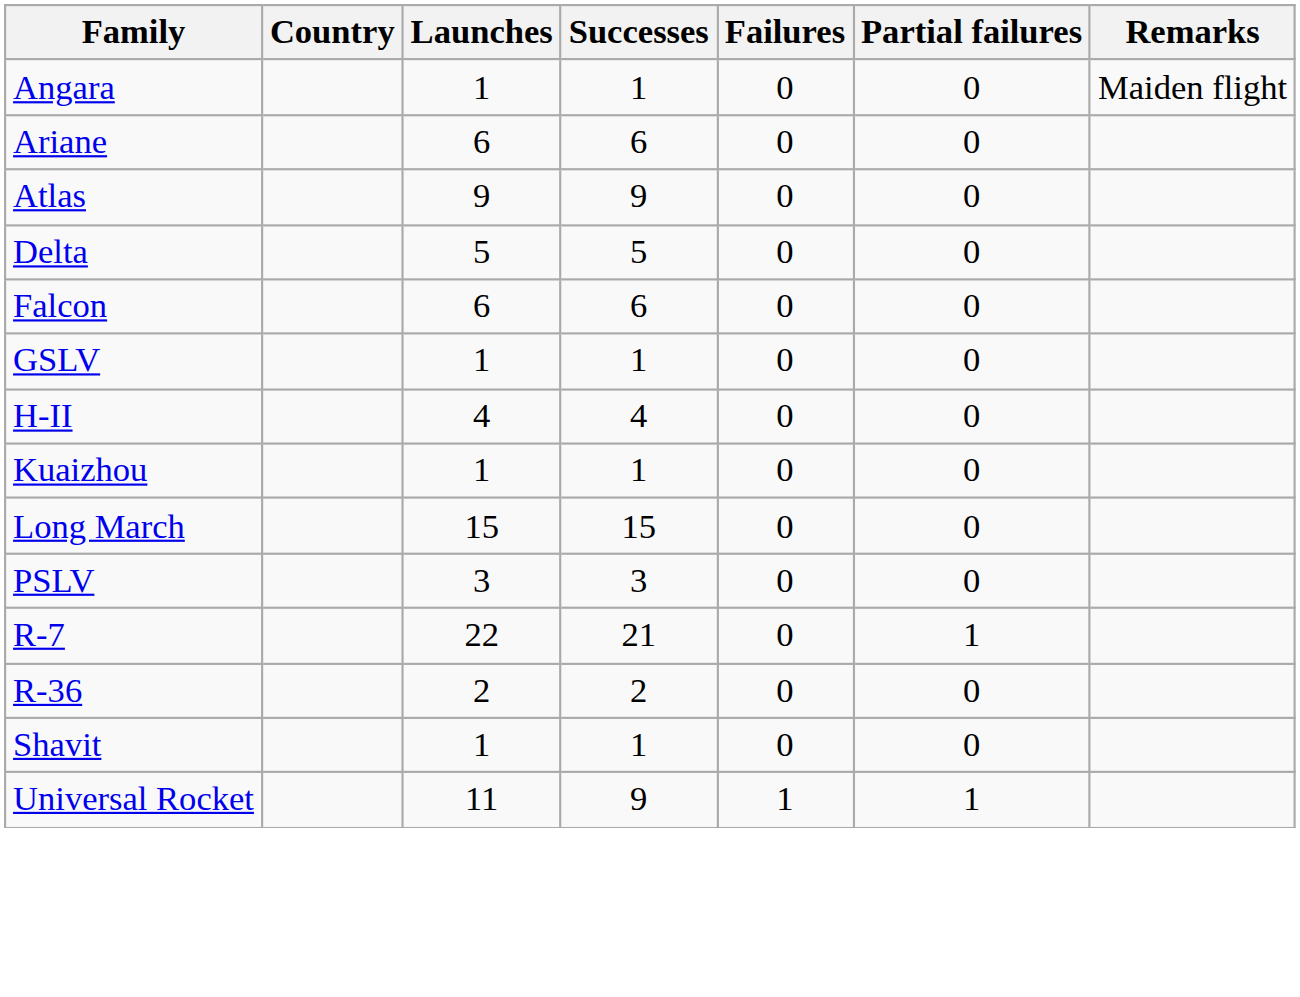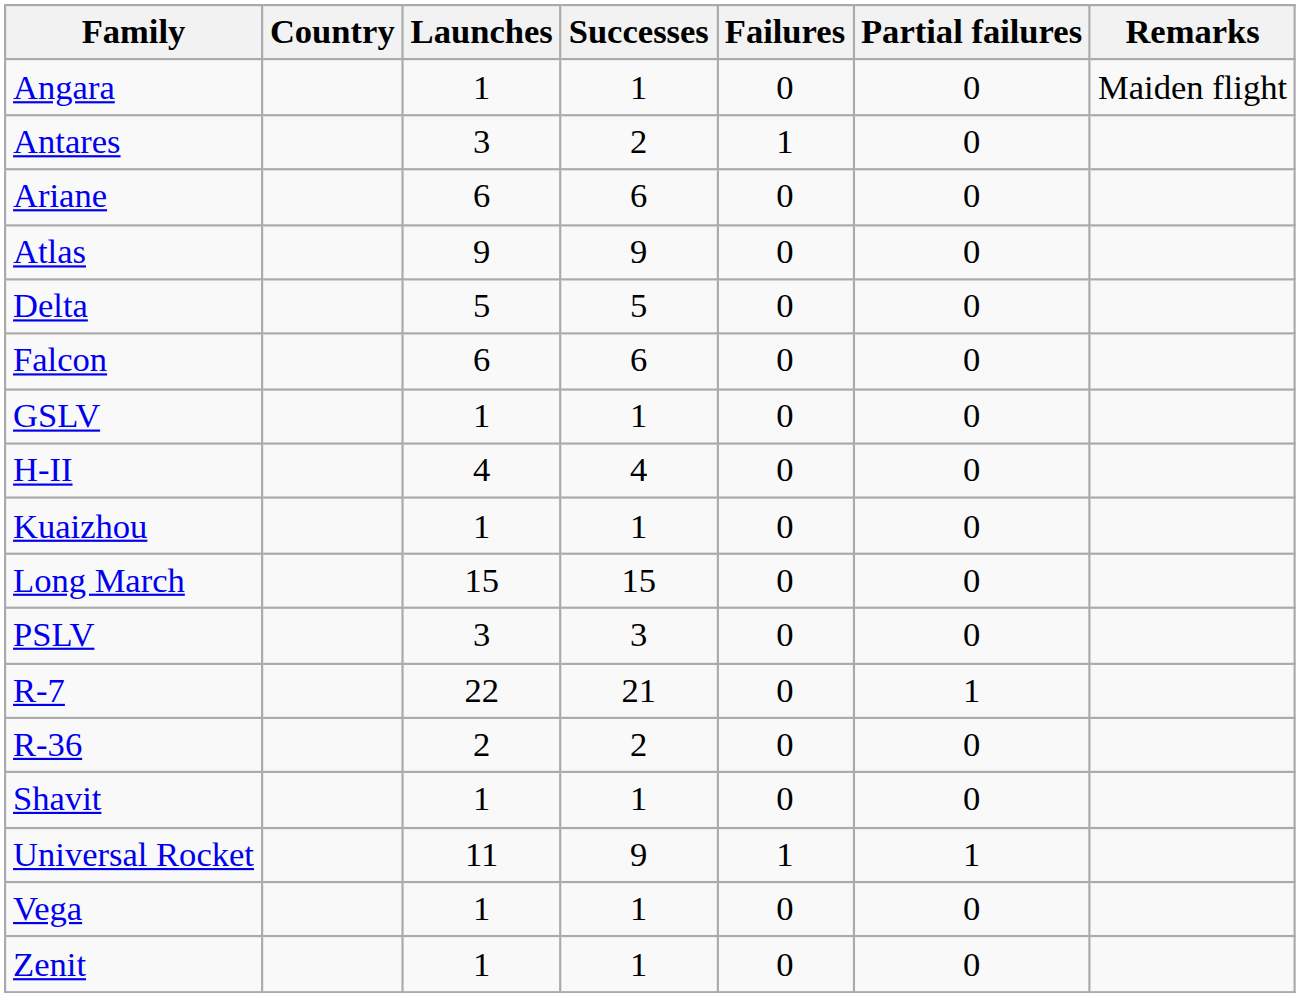+ row: (67, 141)
+ row: (48, 908)
+ row: (50, 963)
